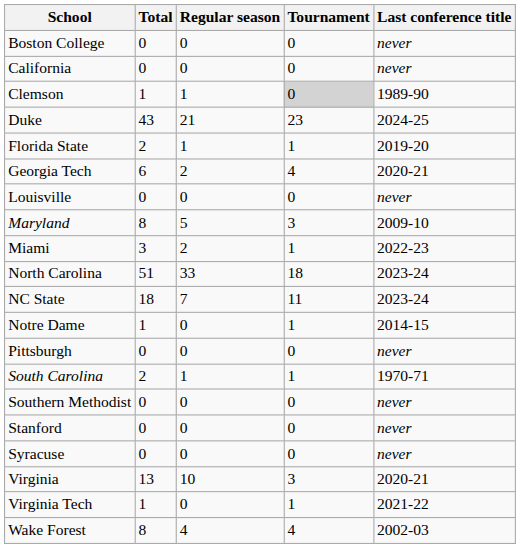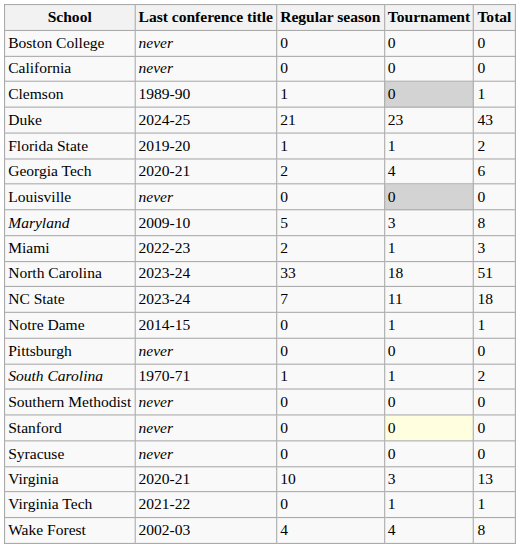columns swapped: (444, 17) <-> (156, 17)
(291, 197) no background -> (392, 197) lightgrey background
(291, 428) no background -> (392, 428) lightyellow background
